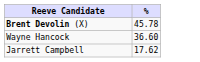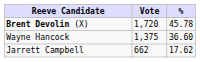+ column: (150, 11)
